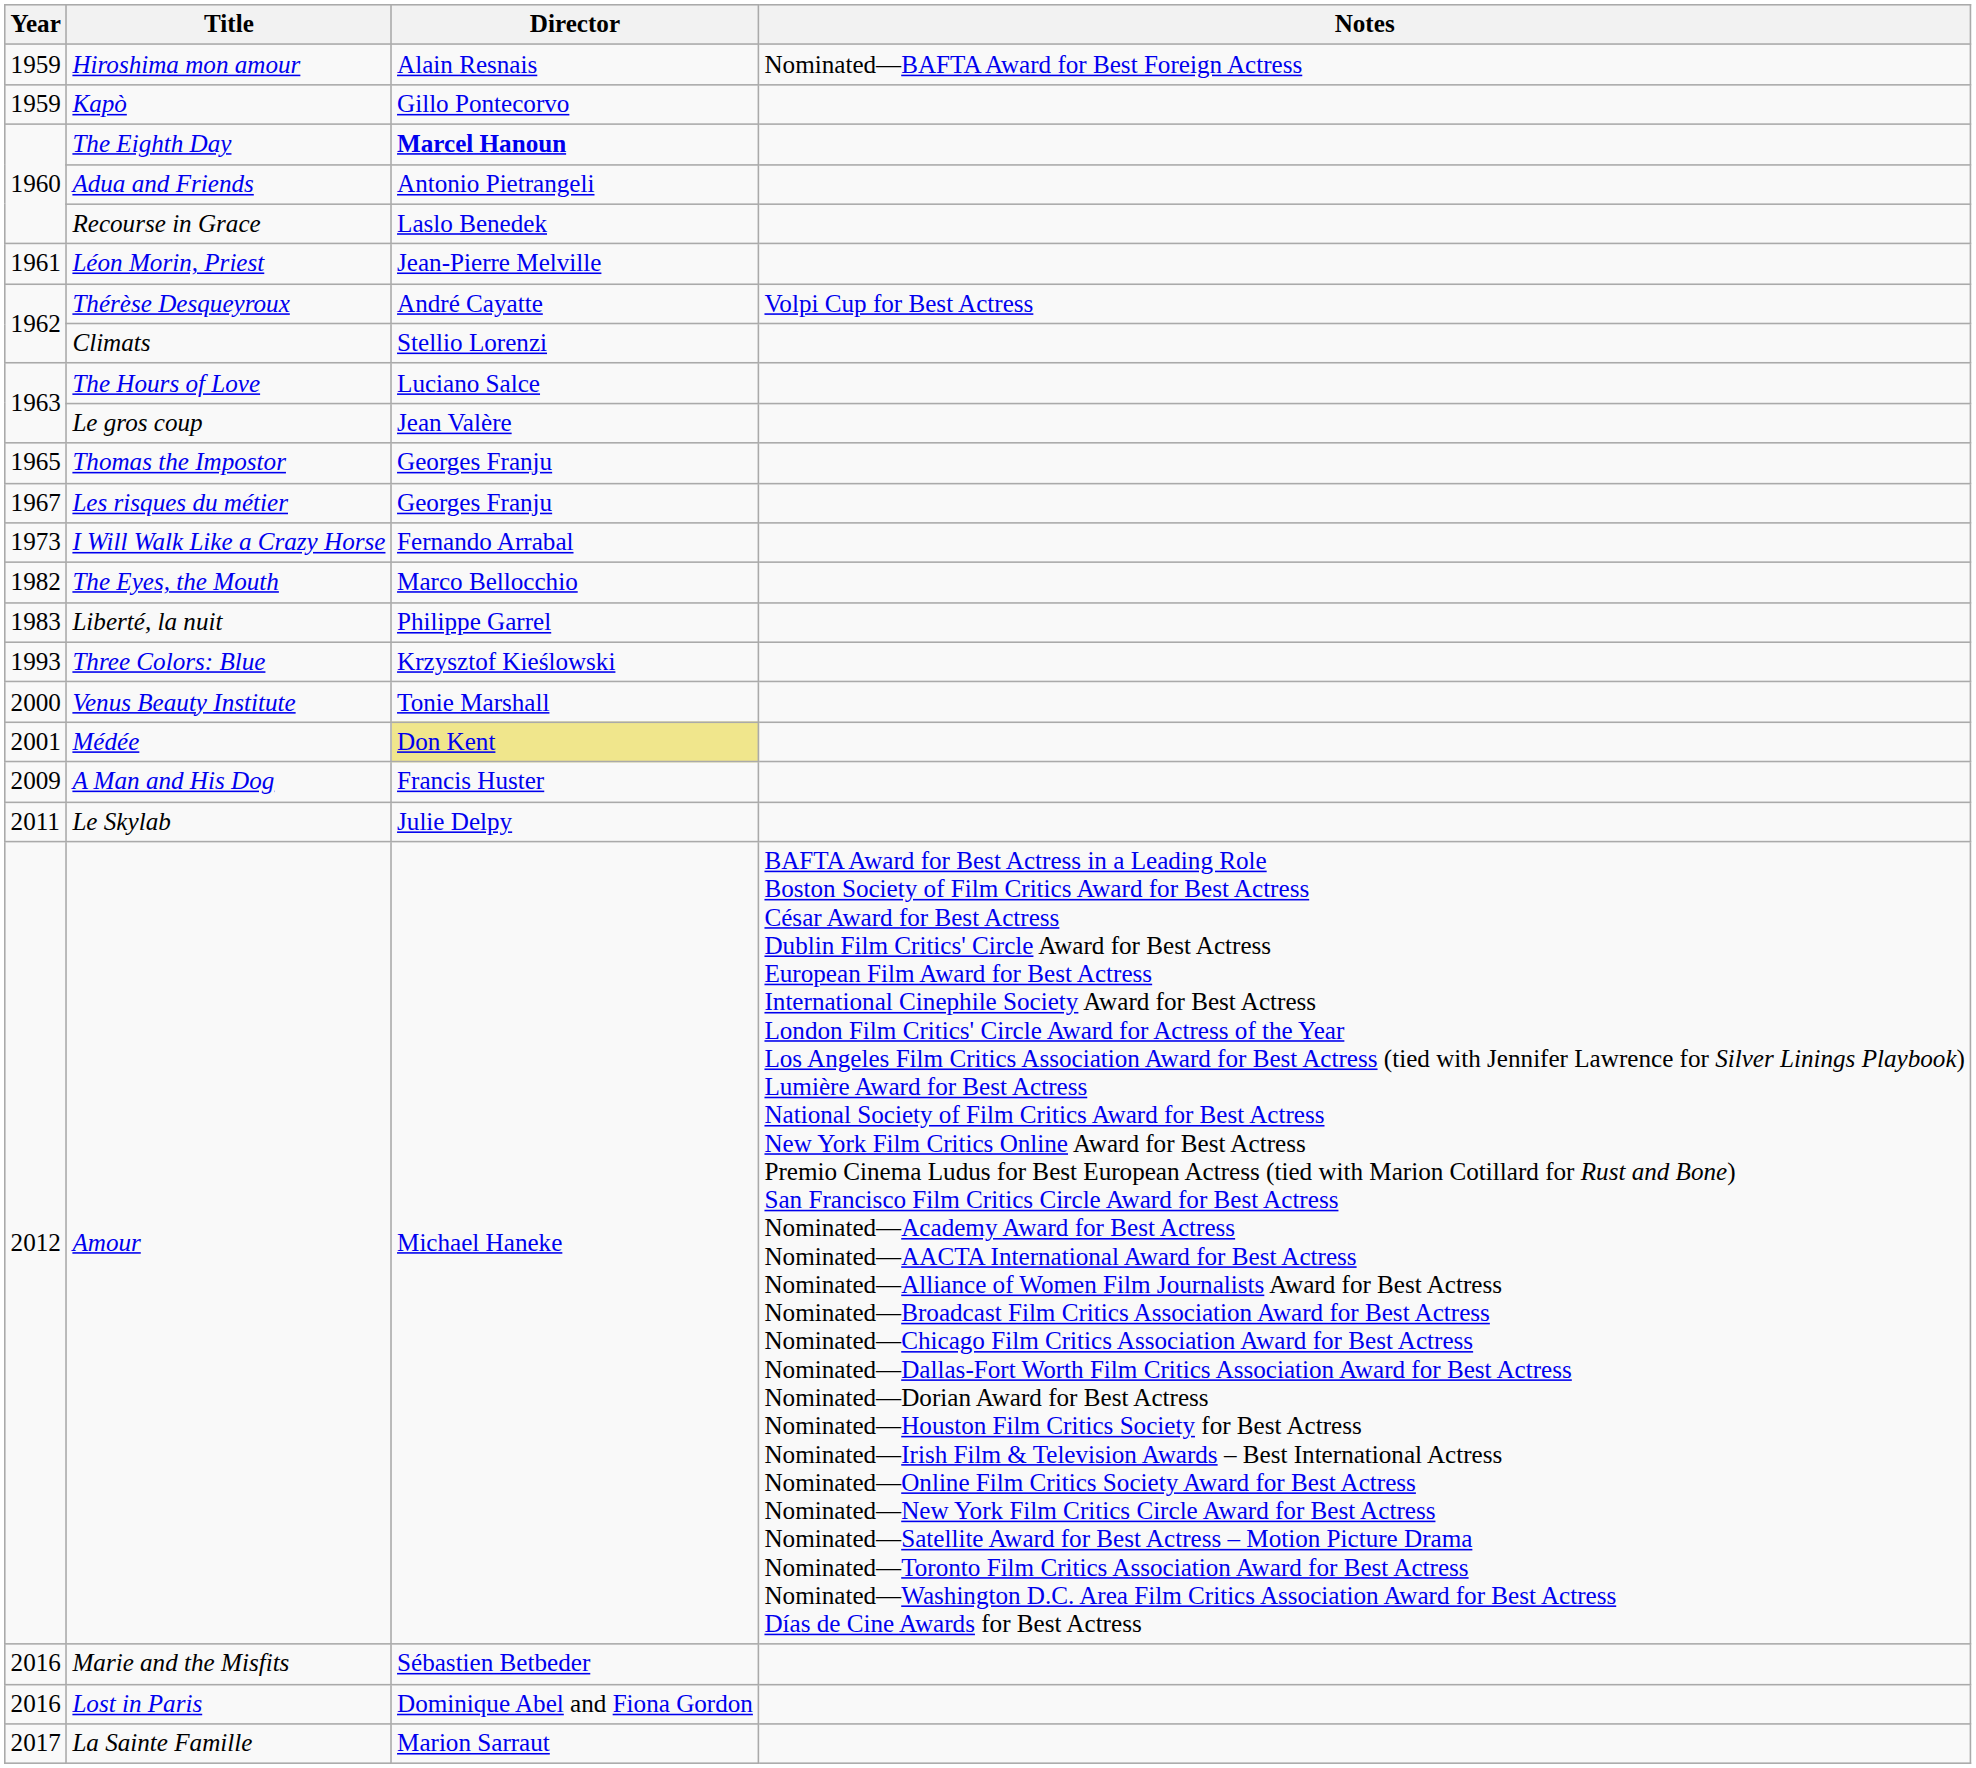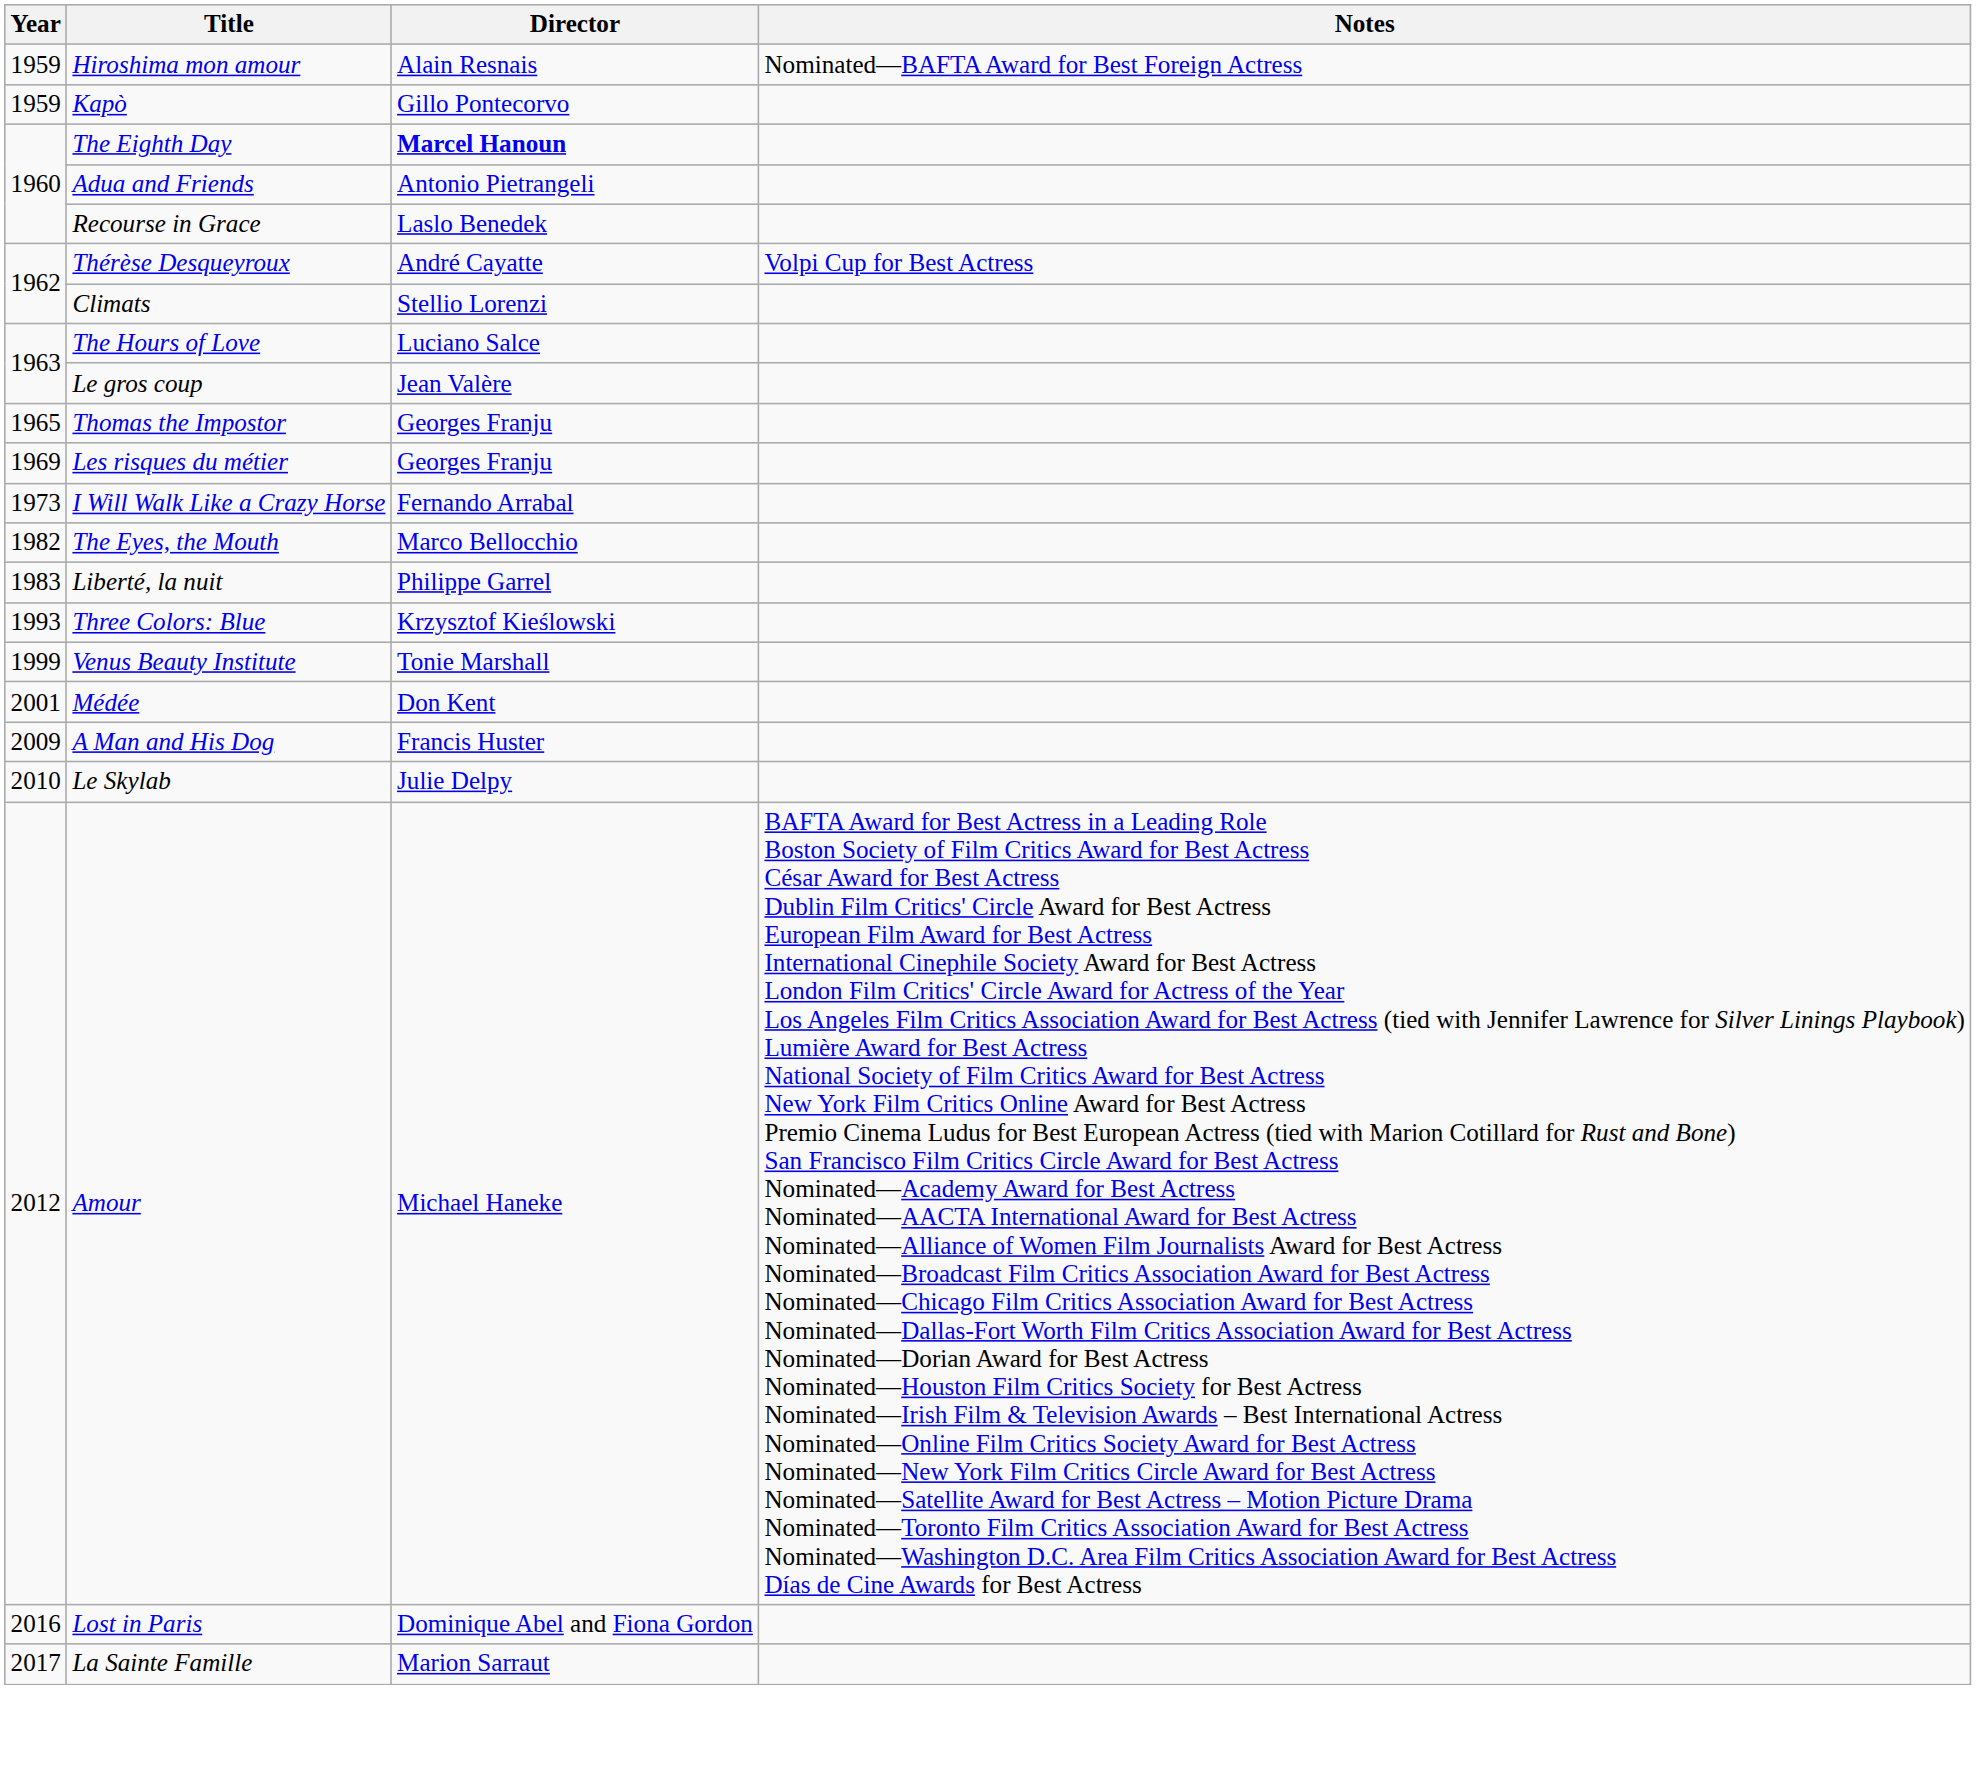- row: (168, 263)
(36, 502) 1967 -> (36, 462) 1969
(36, 701) 2000 -> (36, 661) 1999
(446, 741) khaki background -> (446, 701) no background
(35, 821) 2011 -> (36, 781) 2010
- row: (181, 1663)
